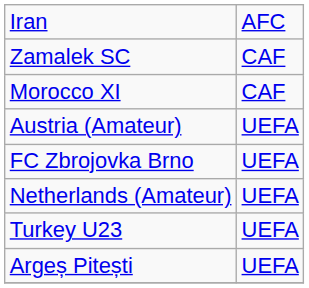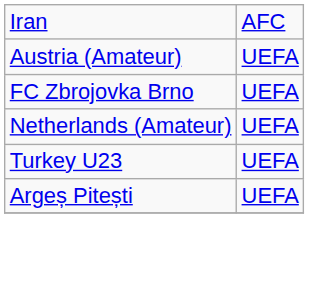- row: (70, 56)
- row: (65, 91)
